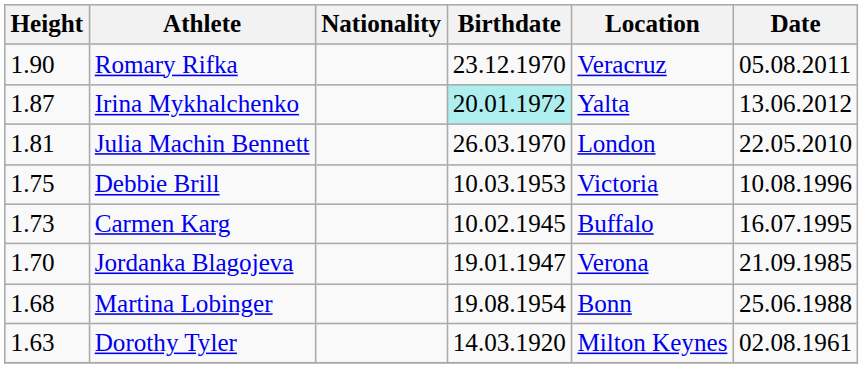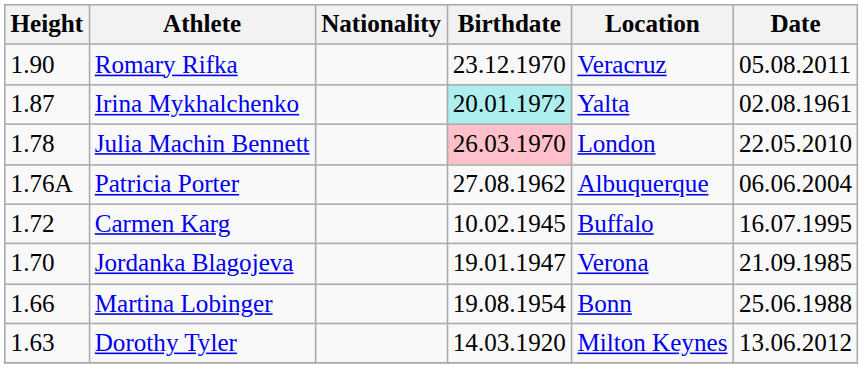(796, 104) 13.06.2012 -> (796, 104) 02.08.1961
(33, 143) 1.81 -> (33, 143) 1.78
(509, 143) no background -> (509, 143) pink background
+ row: (167, 183)
- row: (157, 183)
(33, 223) 1.73 -> (33, 223) 1.72
(33, 303) 1.68 -> (33, 303) 1.66
(796, 343) 02.08.1961 -> (796, 343) 13.06.2012
